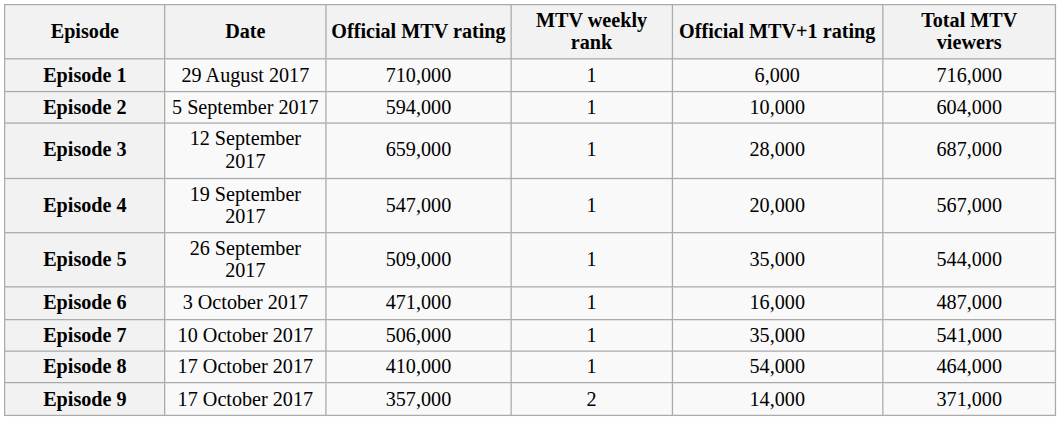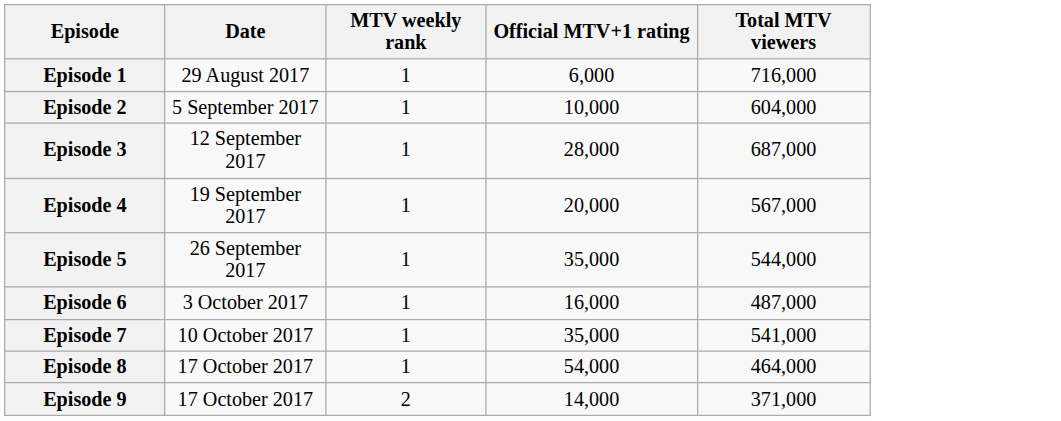- column: (418, 31)
